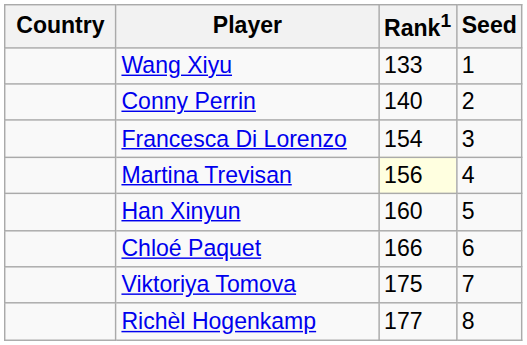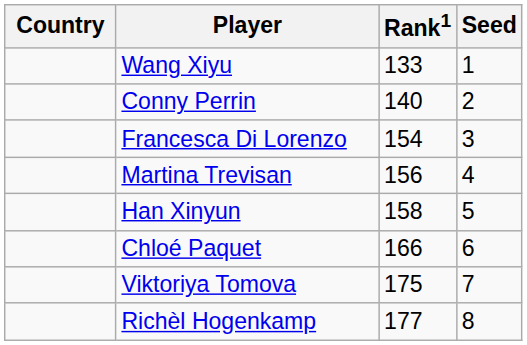(403, 175) lightyellow background -> (403, 175) no background
(403, 211) 160 -> (403, 211) 158
